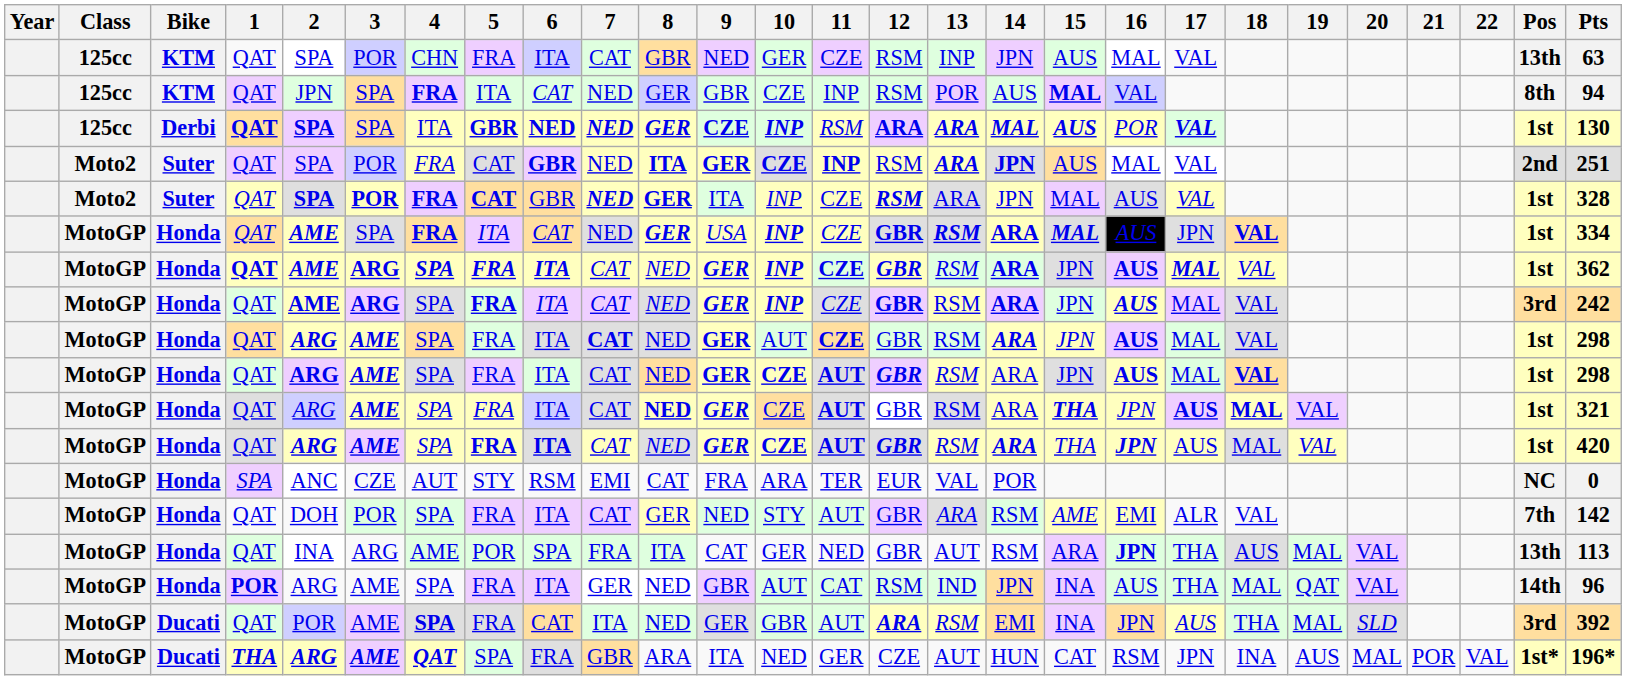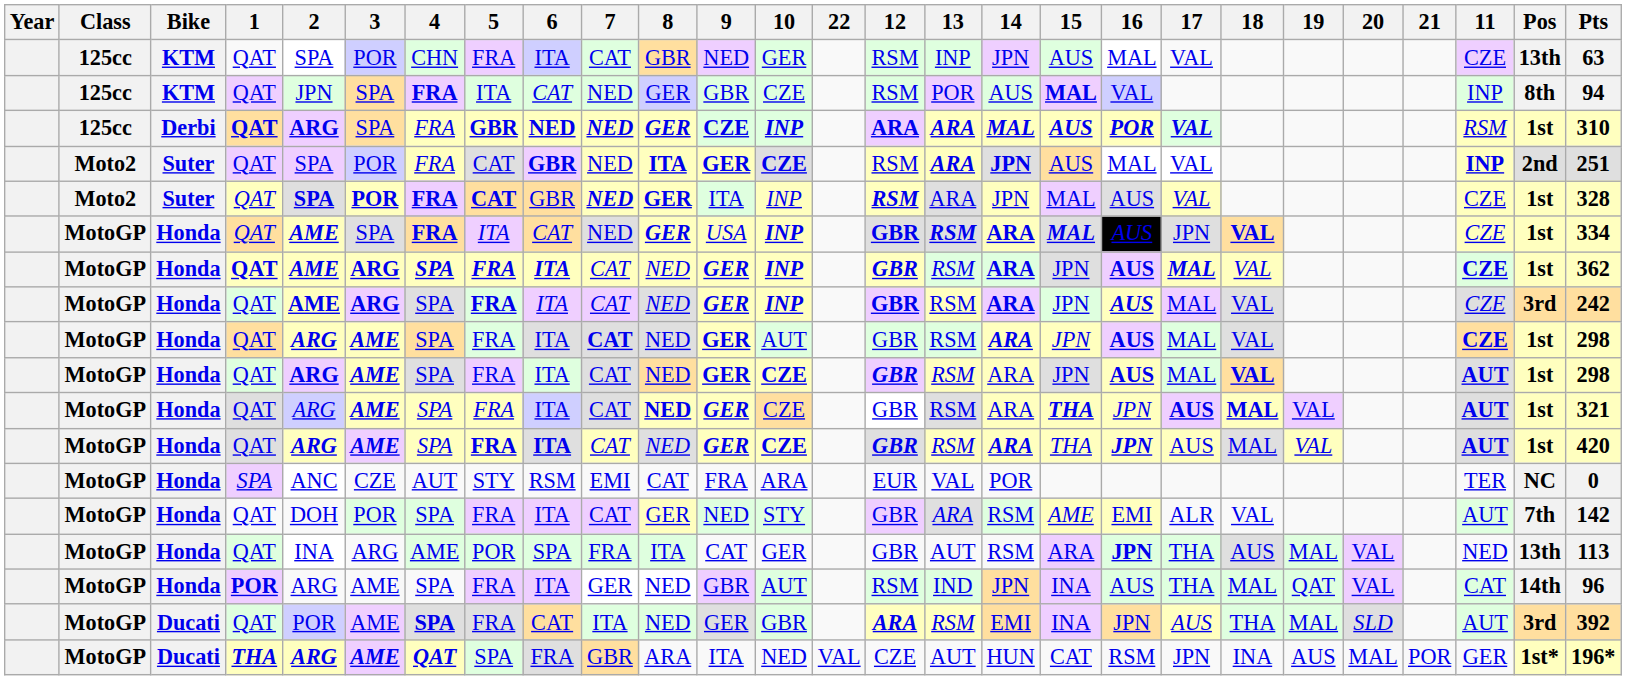columns swapped: (841, 22) <-> (1487, 22)
(314, 127) SPA -> (314, 127) ARG
(435, 127) ITA -> (435, 127) FRA
(1136, 127) normal -> (1132, 127) bold
(1593, 127) 130 -> (1593, 127) 310
